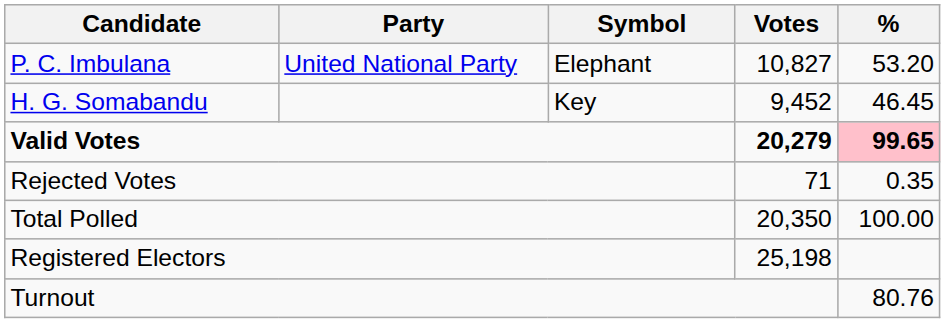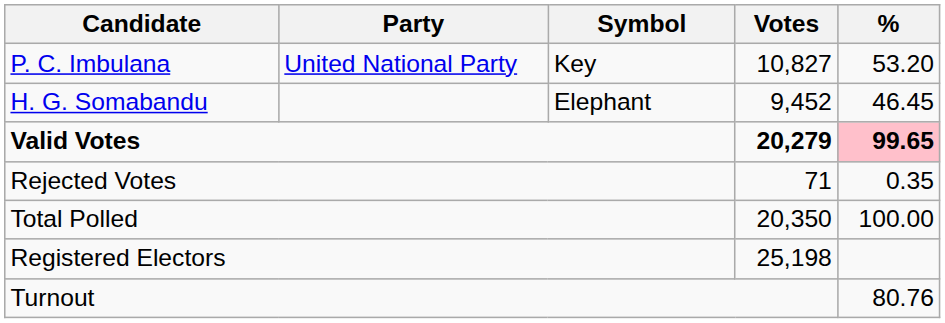(603, 63) Elephant -> (575, 63) Key
(575, 102) Key -> (603, 102) Elephant
